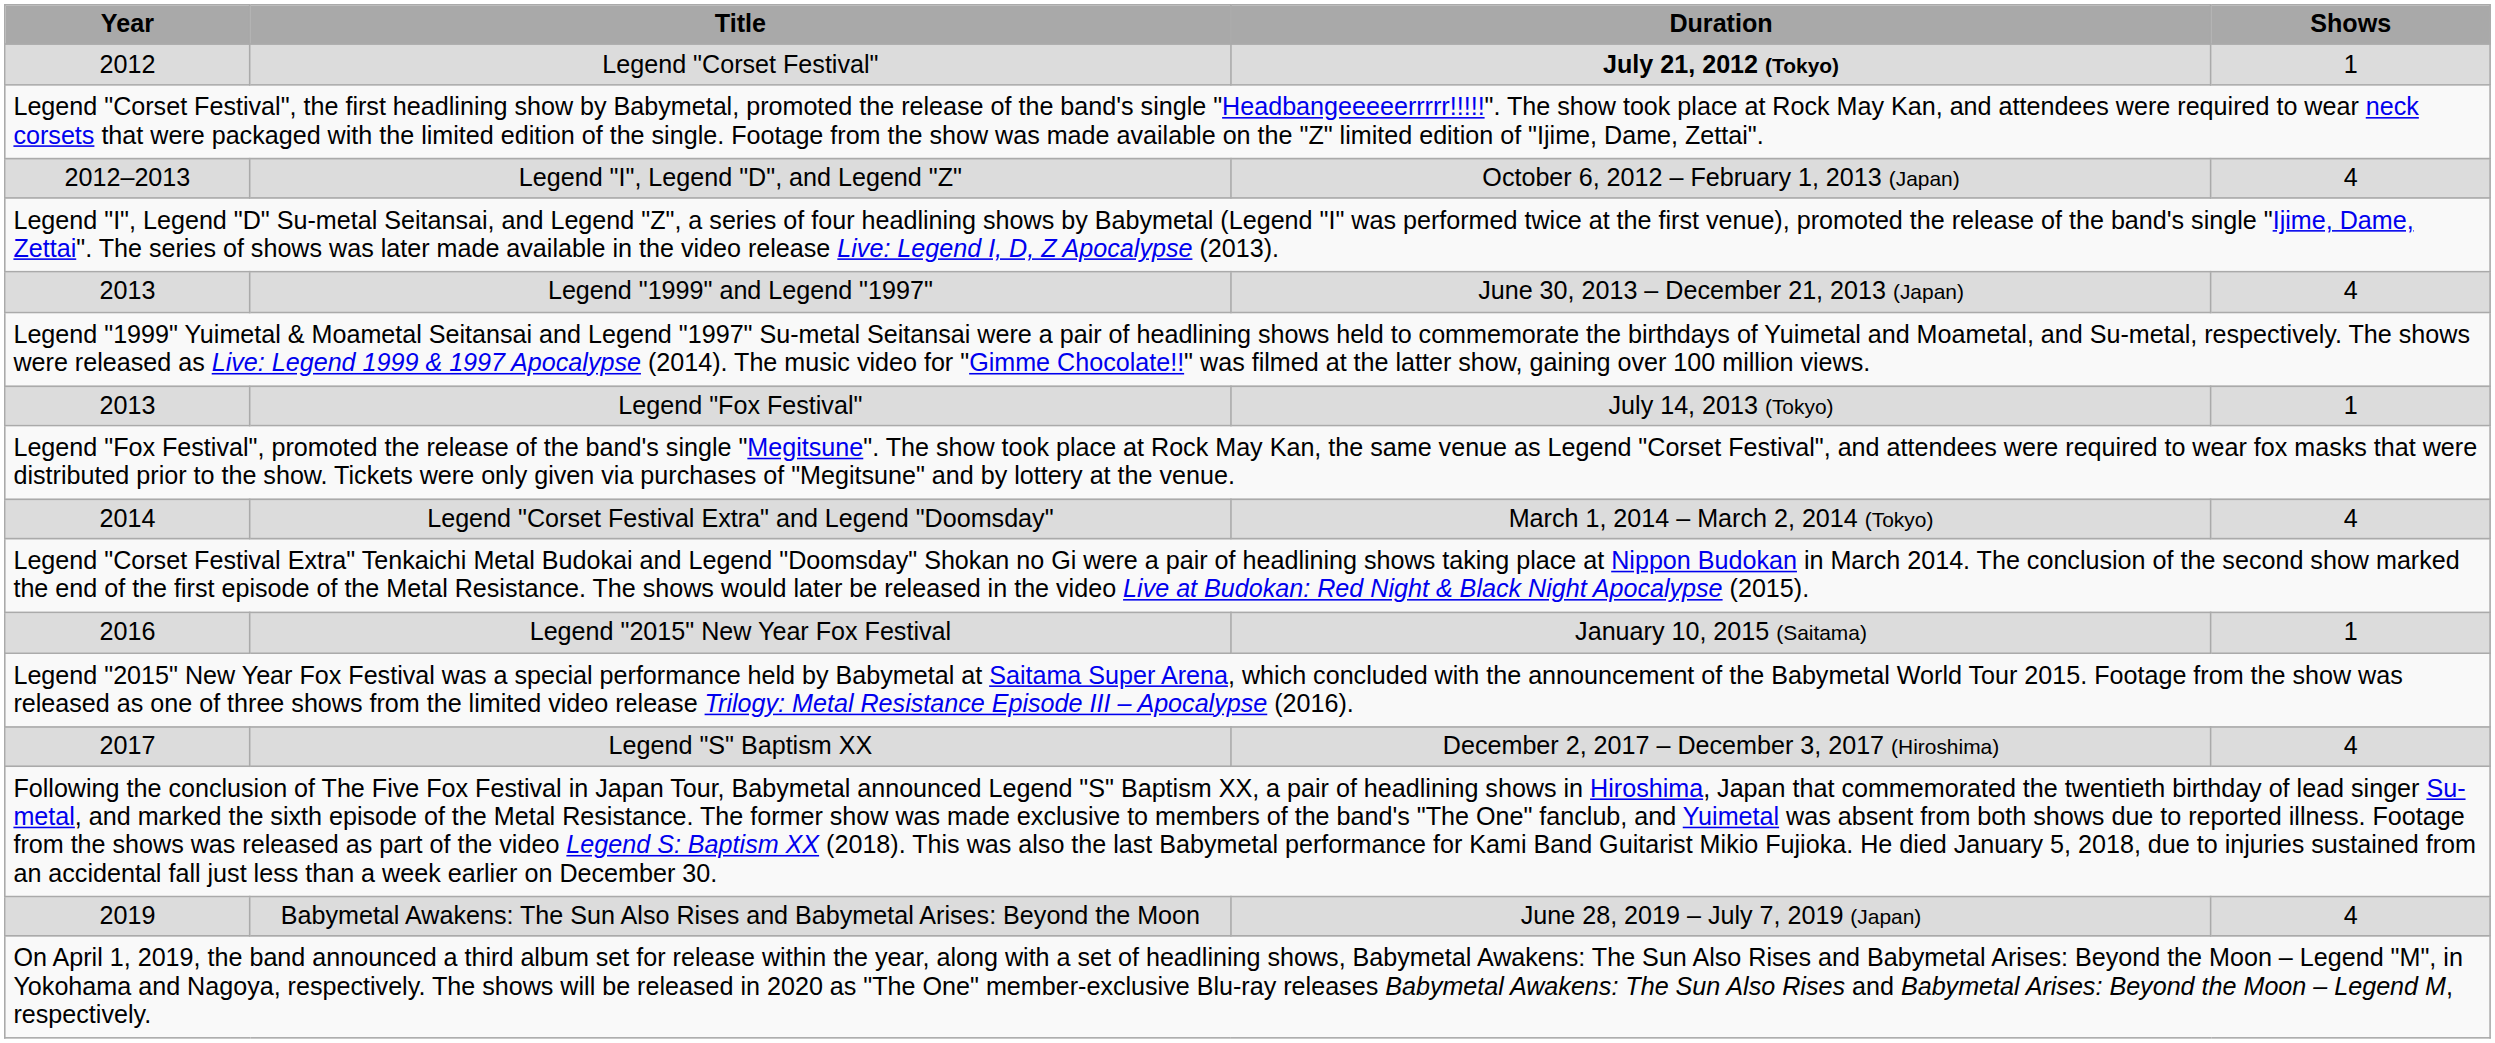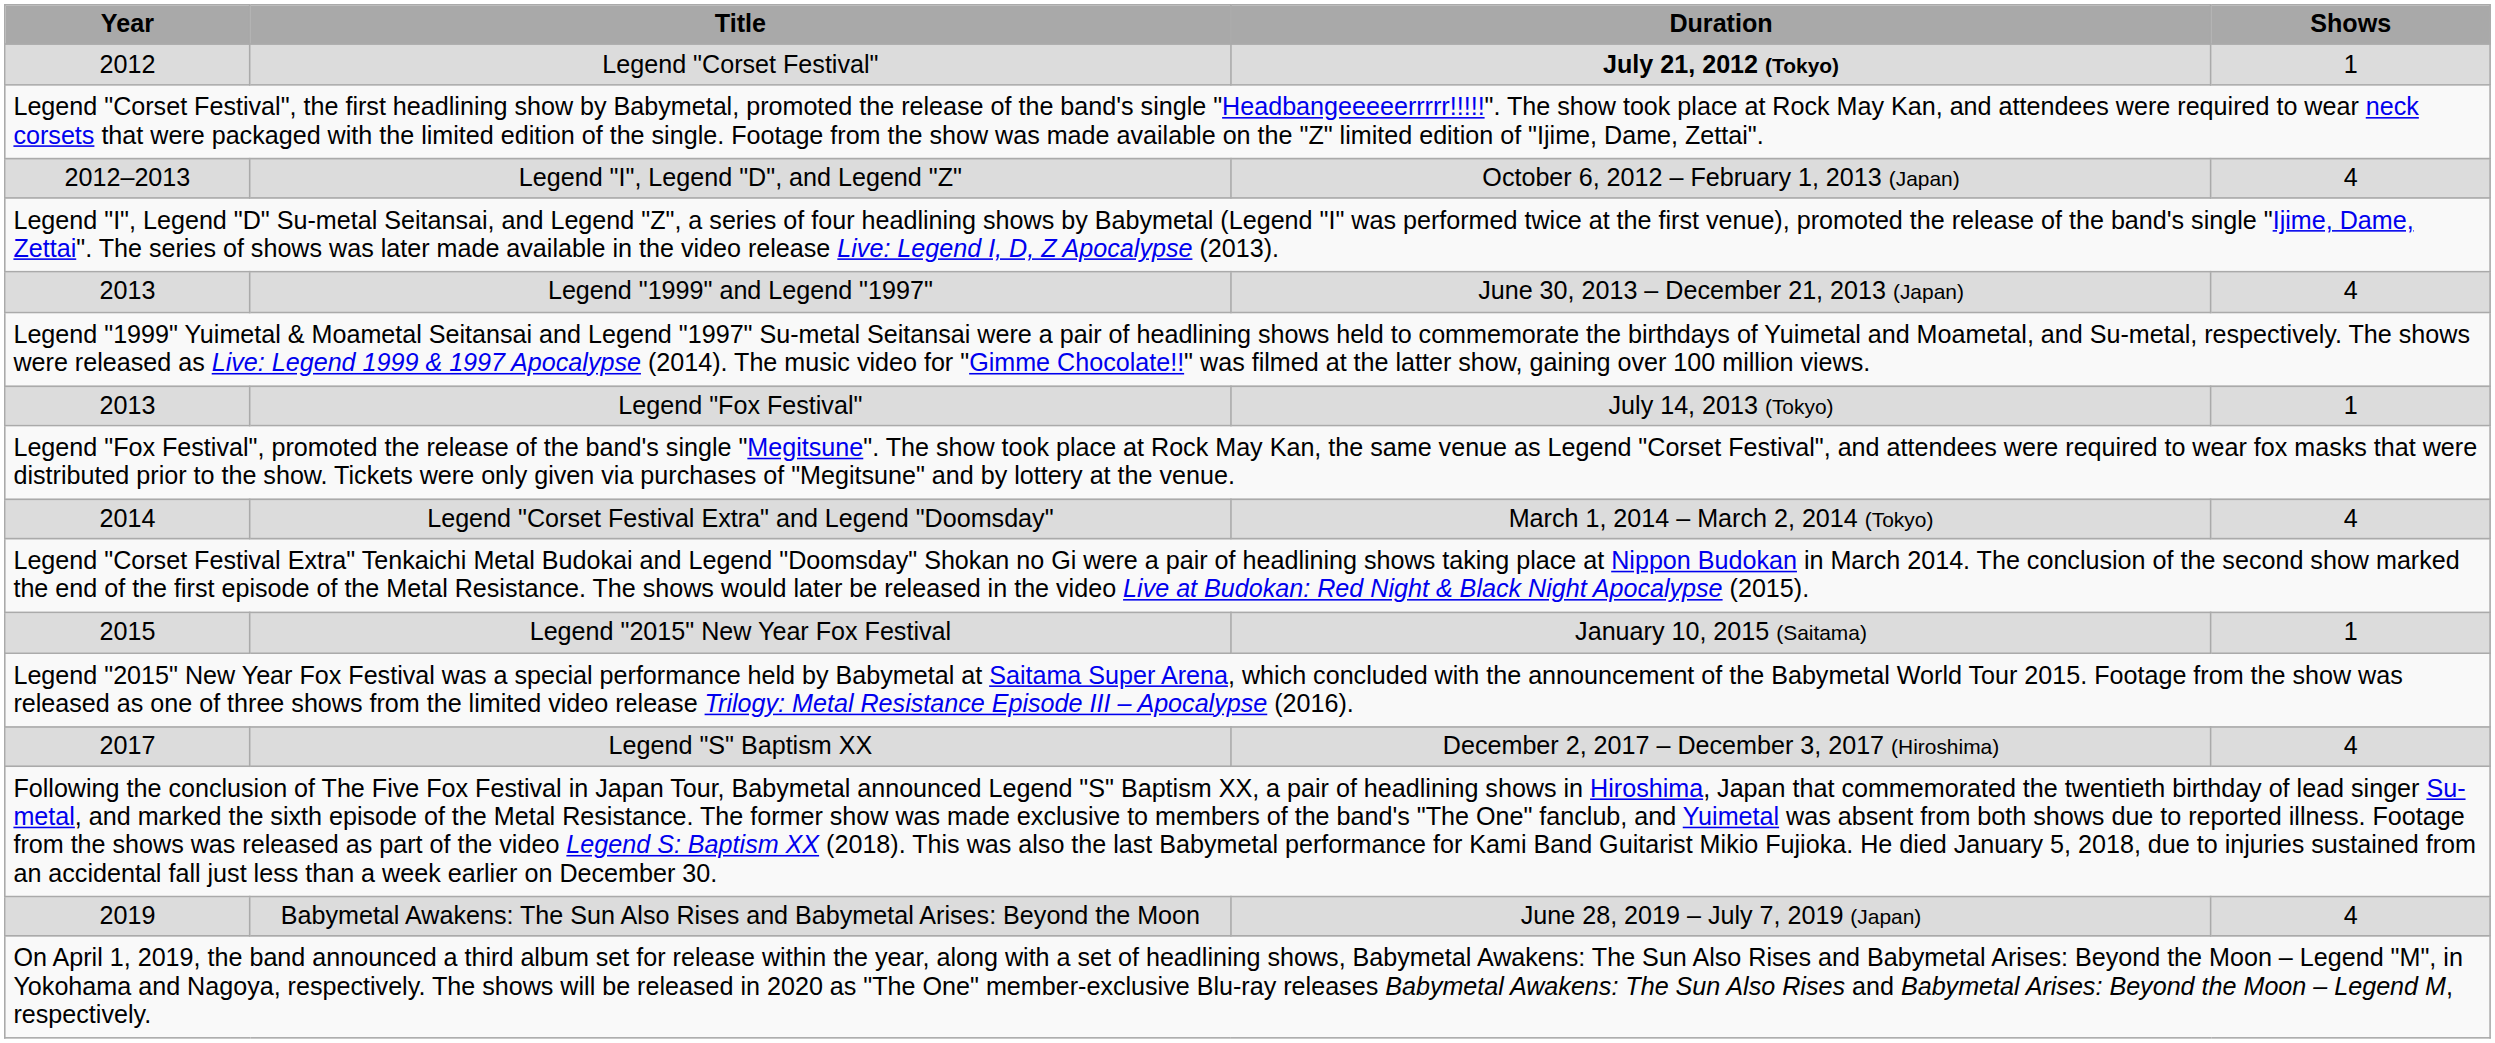(127, 632) 2016 -> (127, 632) 2015
